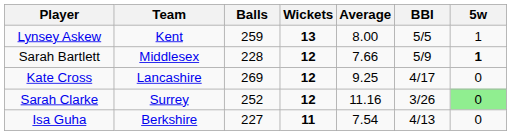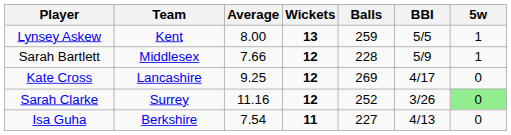columns swapped: (252, 15) <-> (365, 15)
(478, 57) bold -> (478, 57) normal
